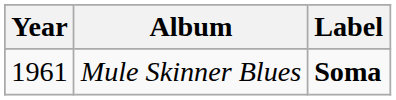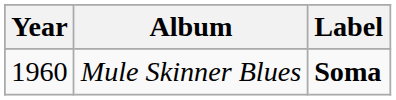(40, 71) 1961 -> (40, 71) 1960
